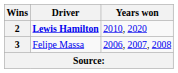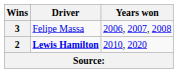rows swapped: (17, 44) <-> (17, 28)
